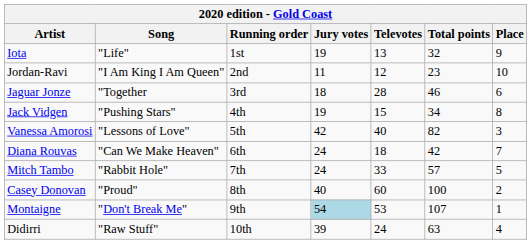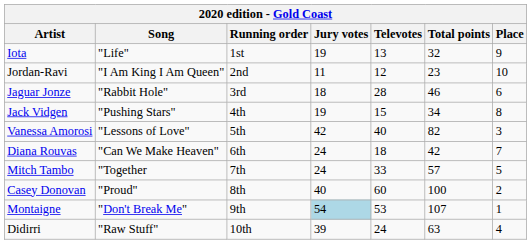(122, 92) "Together -> (133, 92) "Rabbit Hole"
(133, 170) "Rabbit Hole" -> (122, 170) "Together
